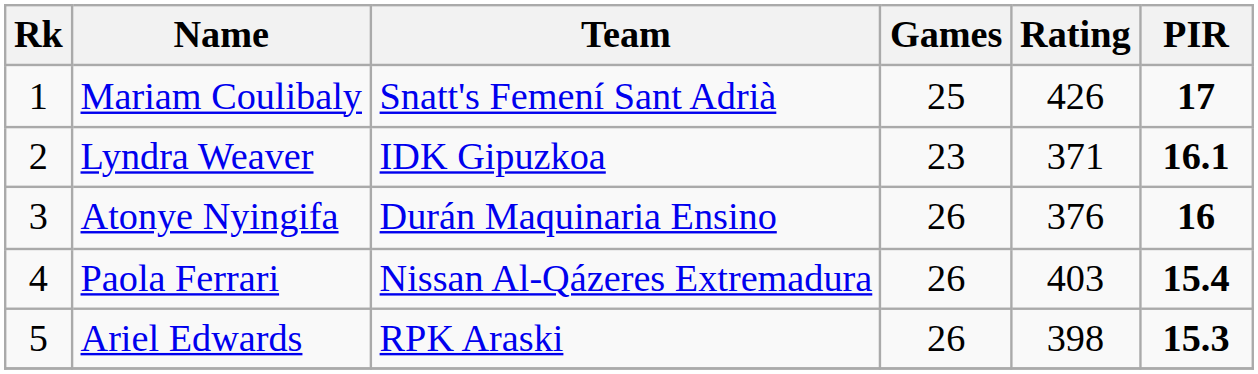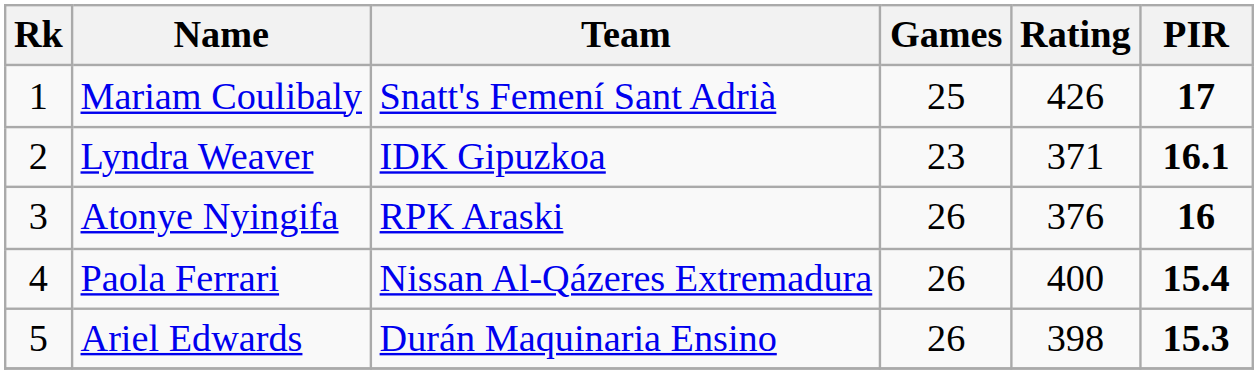(578, 216) Durán Maquinaria Ensino -> (472, 216) RPK Araski
(1075, 277) 403 -> (1075, 277) 400
(472, 338) RPK Araski -> (578, 338) Durán Maquinaria Ensino
